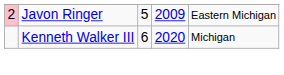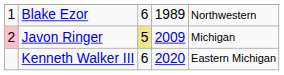+ row: (55, 15)
(144, 15) no background -> (144, 37) khaki background
(234, 15) Eastern Michigan -> (213, 37) Michigan
(213, 37) Michigan -> (234, 59) Eastern Michigan
